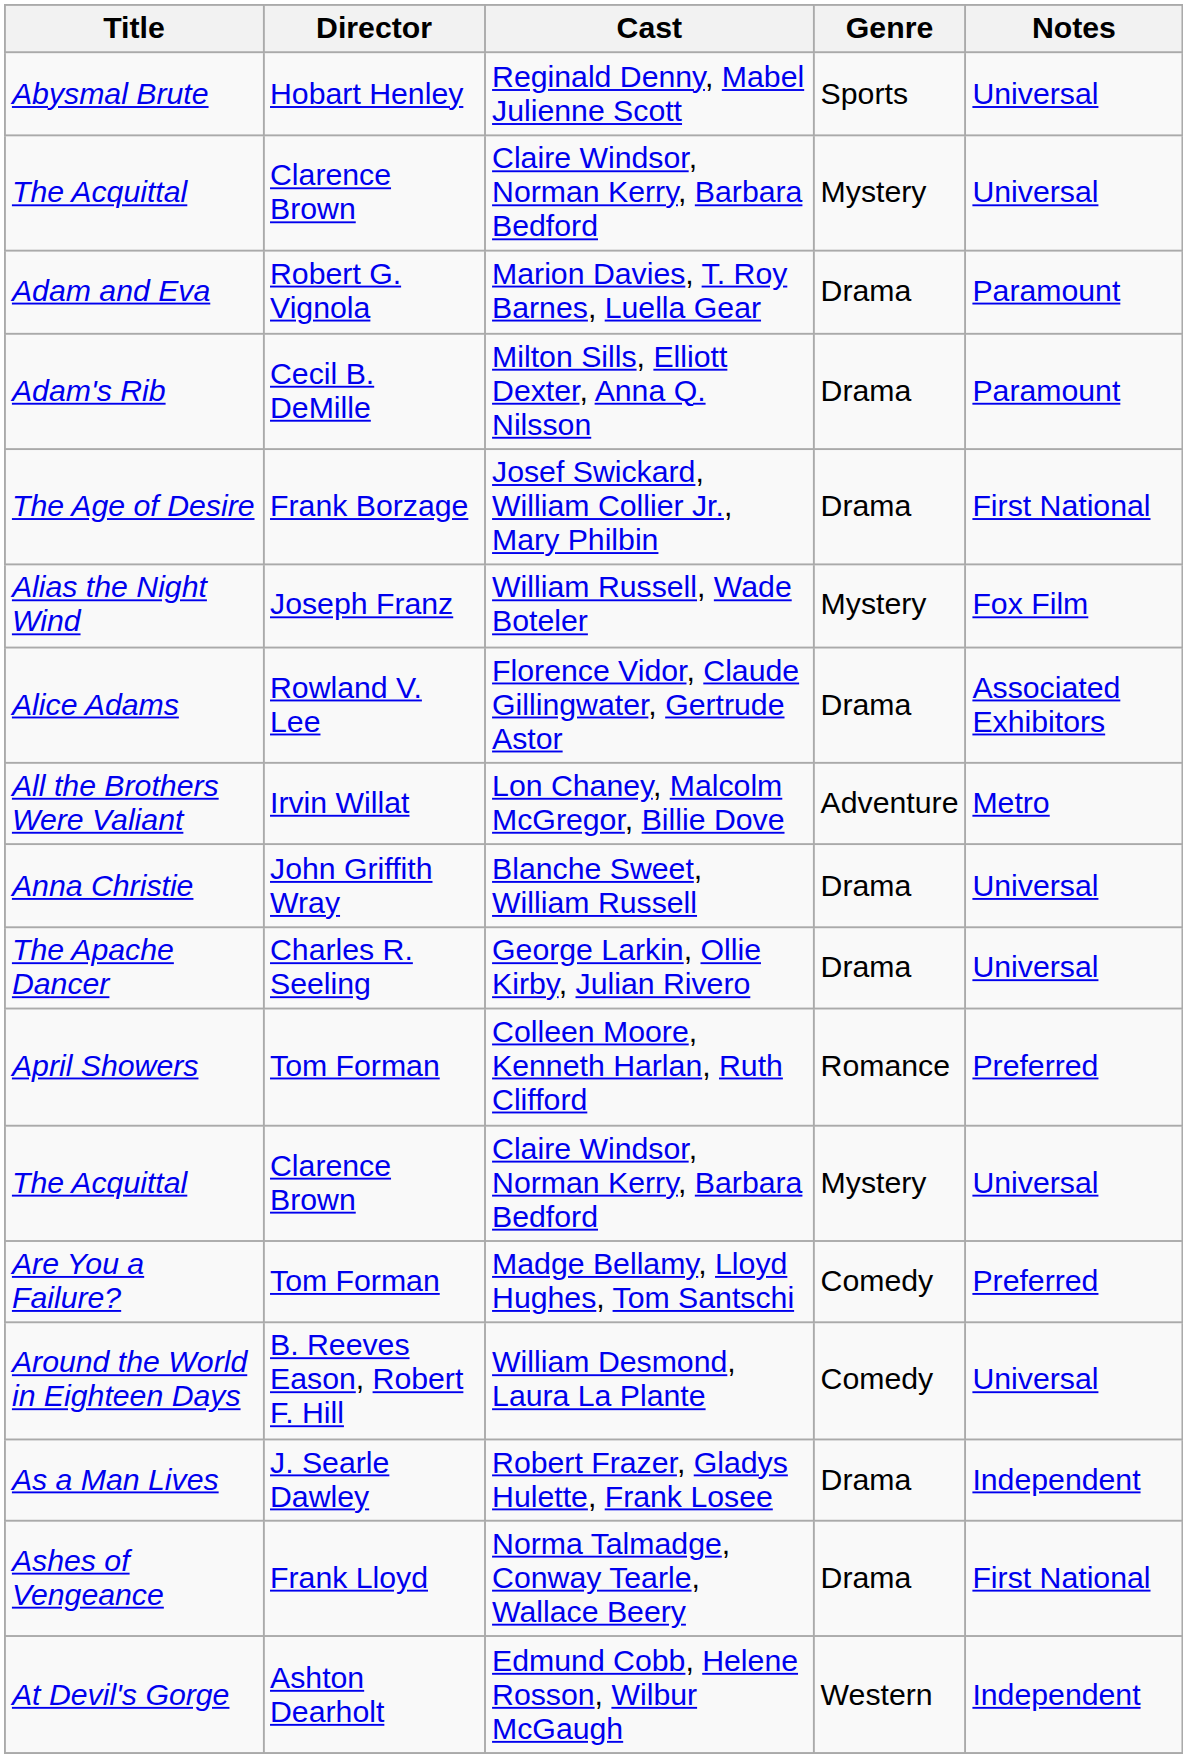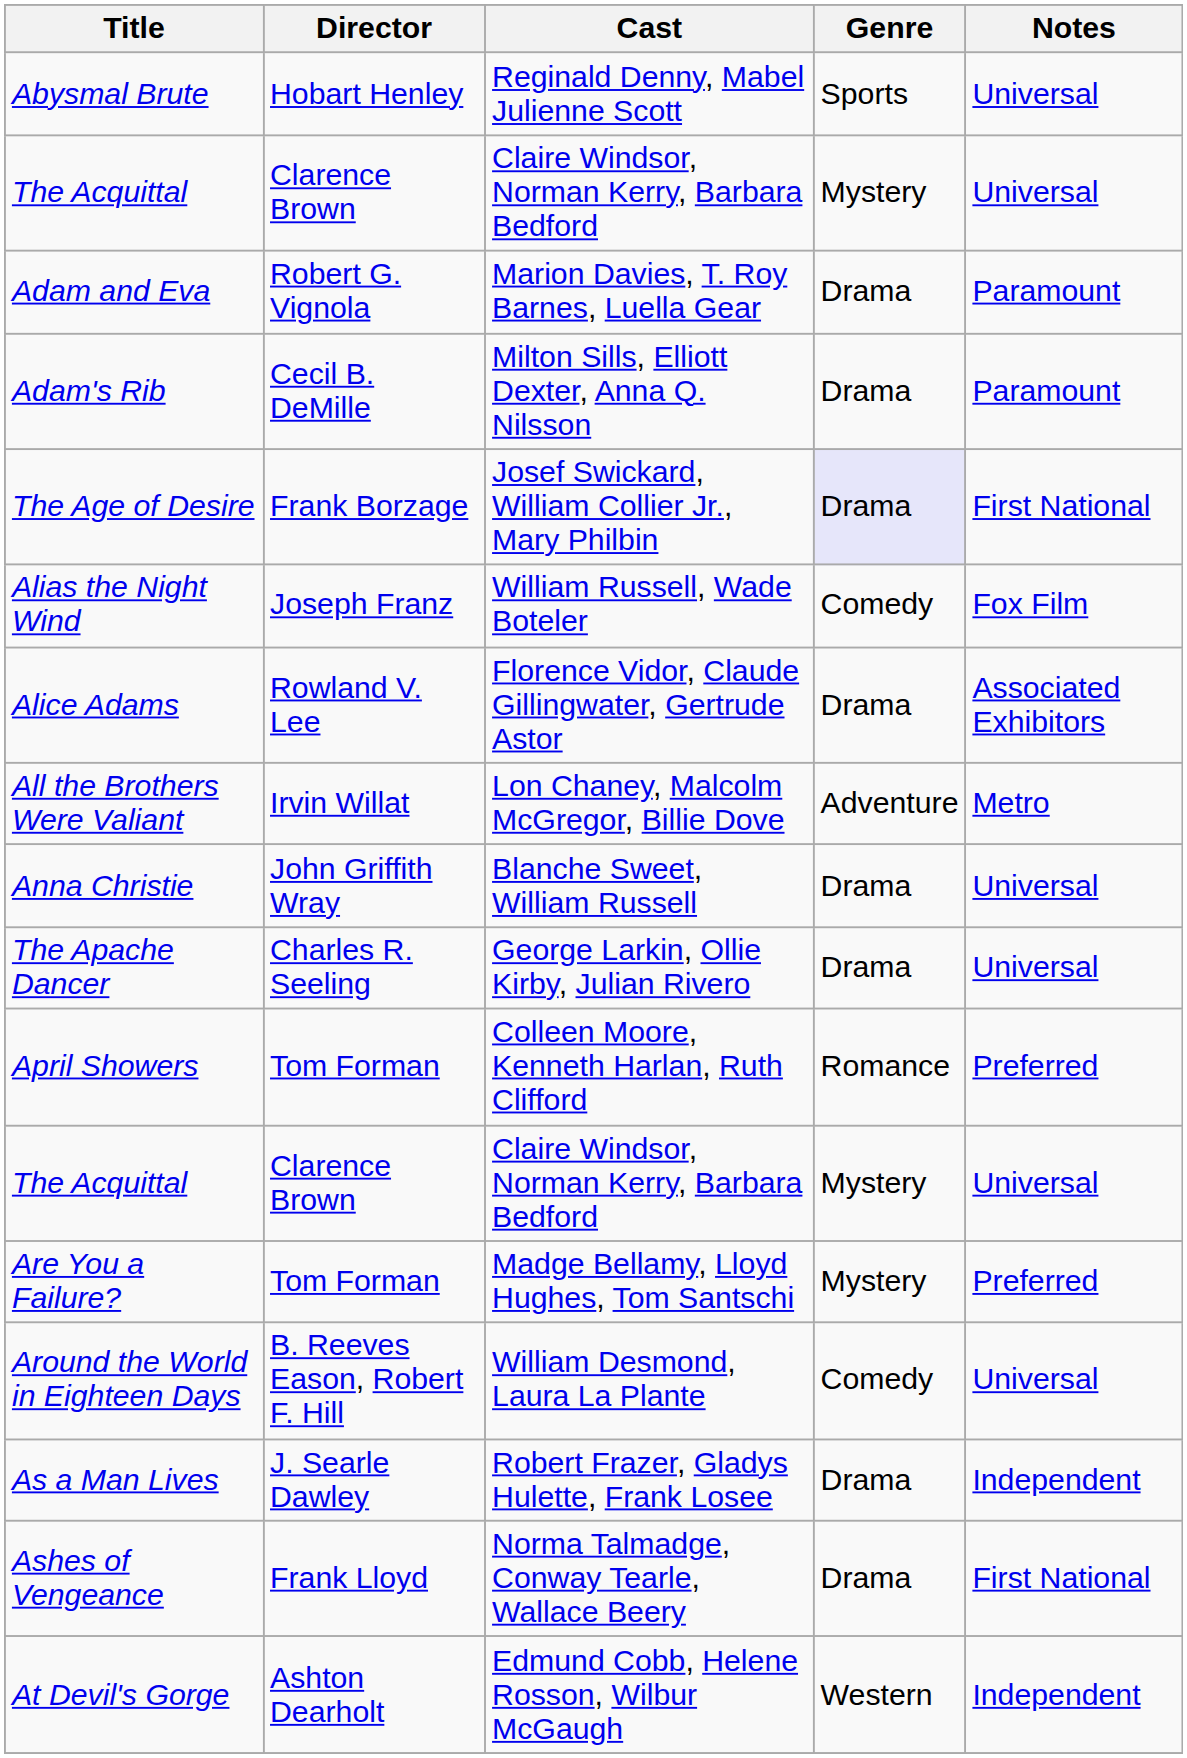(866, 506) no background -> (866, 506) lavender background
(874, 605) Mystery -> (877, 605) Comedy
(877, 1281) Comedy -> (874, 1281) Mystery
